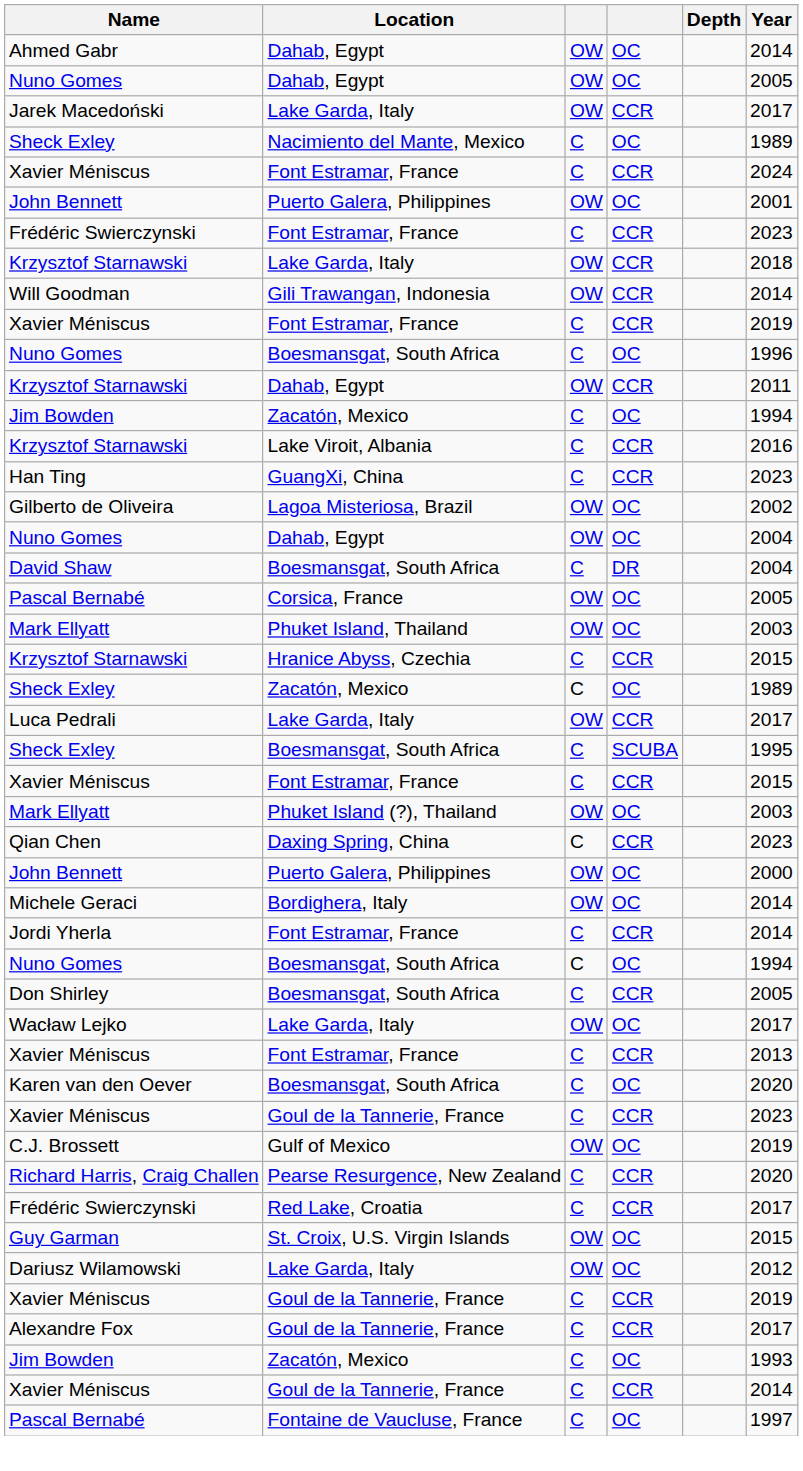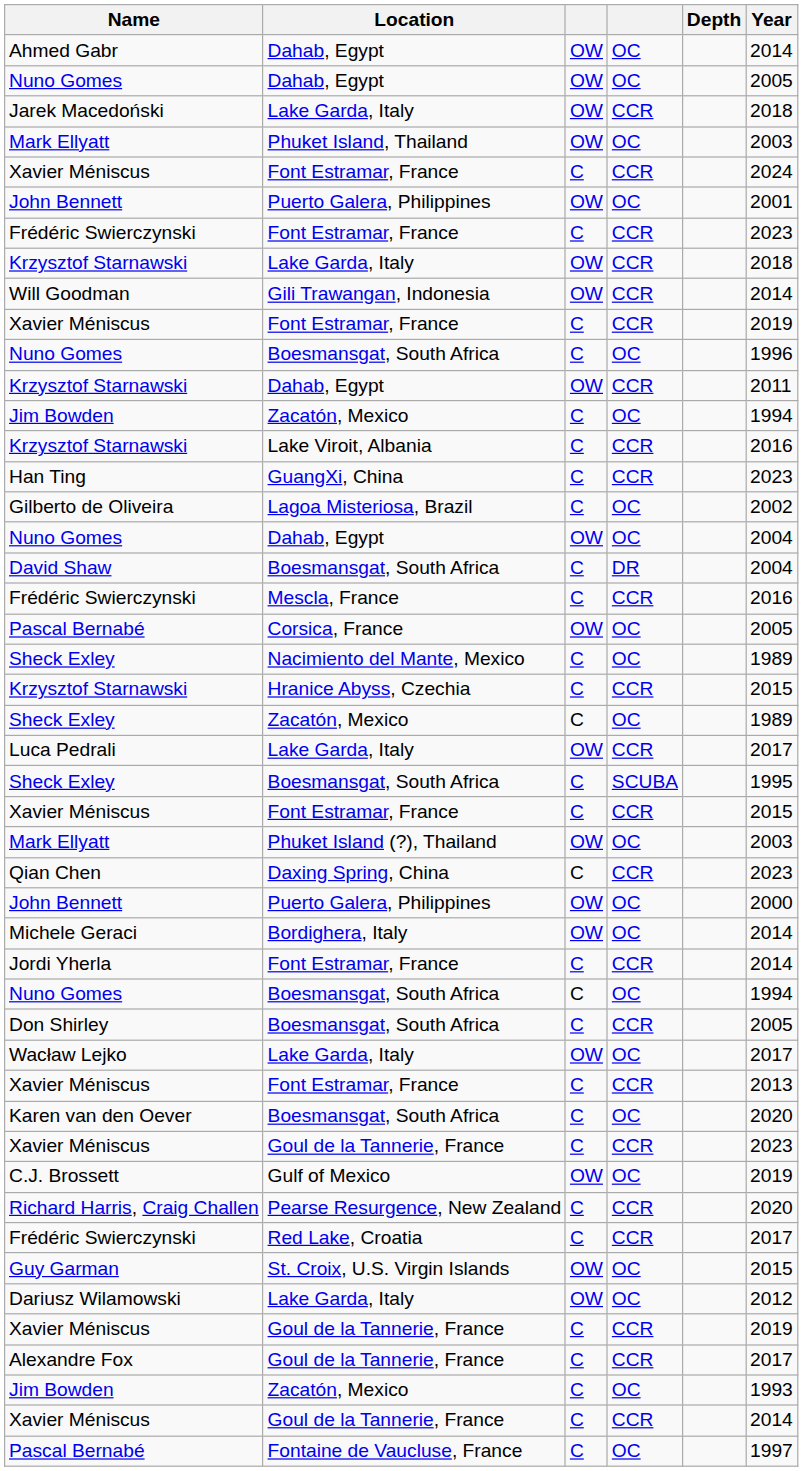(771, 111) 2017 -> (771, 111) 2018
rows swapped: (59, 628) <-> (62, 141)
(586, 506) OW -> (577, 506) C
+ row: (102, 598)
